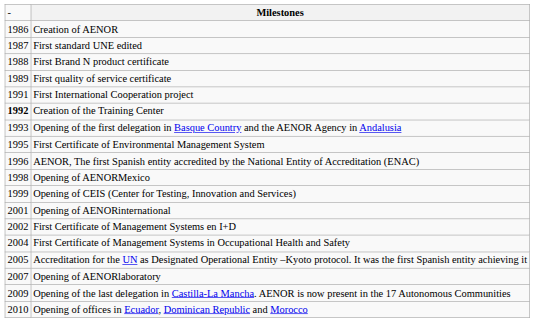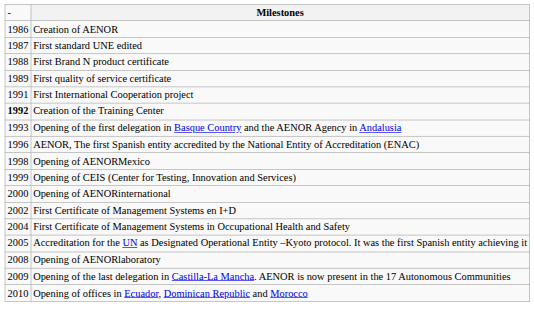- row: (149, 144)
(18, 210) 2001 -> (18, 194) 2000
(18, 276) 2007 -> (18, 260) 2008
